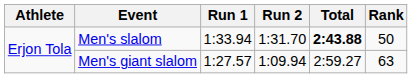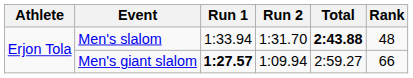(386, 38) 50 -> (387, 38) 48
(228, 61) normal -> (228, 61) bold
(386, 61) 63 -> (387, 61) 66
